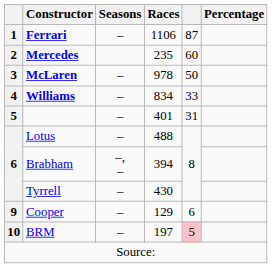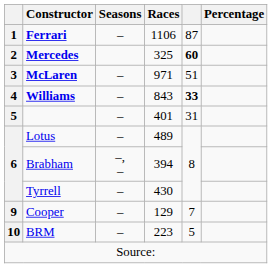(163, 55) 235 -> (163, 55) 325
(192, 55) normal -> (192, 55) bold
(163, 75) 978 -> (163, 75) 971
(192, 75) 50 -> (192, 75) 51
(163, 95) 834 -> (163, 95) 843
(192, 95) normal -> (192, 95) bold
(163, 136) 488 -> (163, 136) 489
(192, 211) 6 -> (192, 211) 7
(163, 232) 197 -> (163, 232) 223
(192, 232) pink background -> (192, 232) no background
